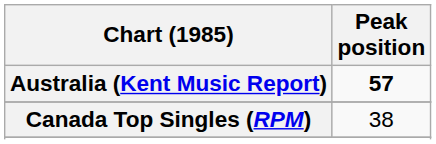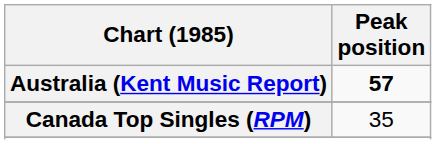(381, 119) 38 -> (381, 119) 35
